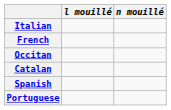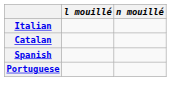- row: (33, 40)
- row: (33, 55)
